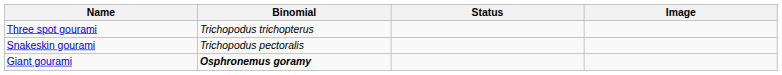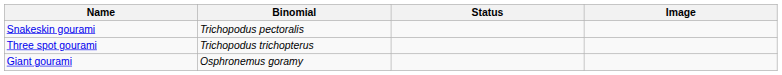rows swapped: (51, 45) <-> (52, 29)
(255, 62) bold -> (251, 62) normal
